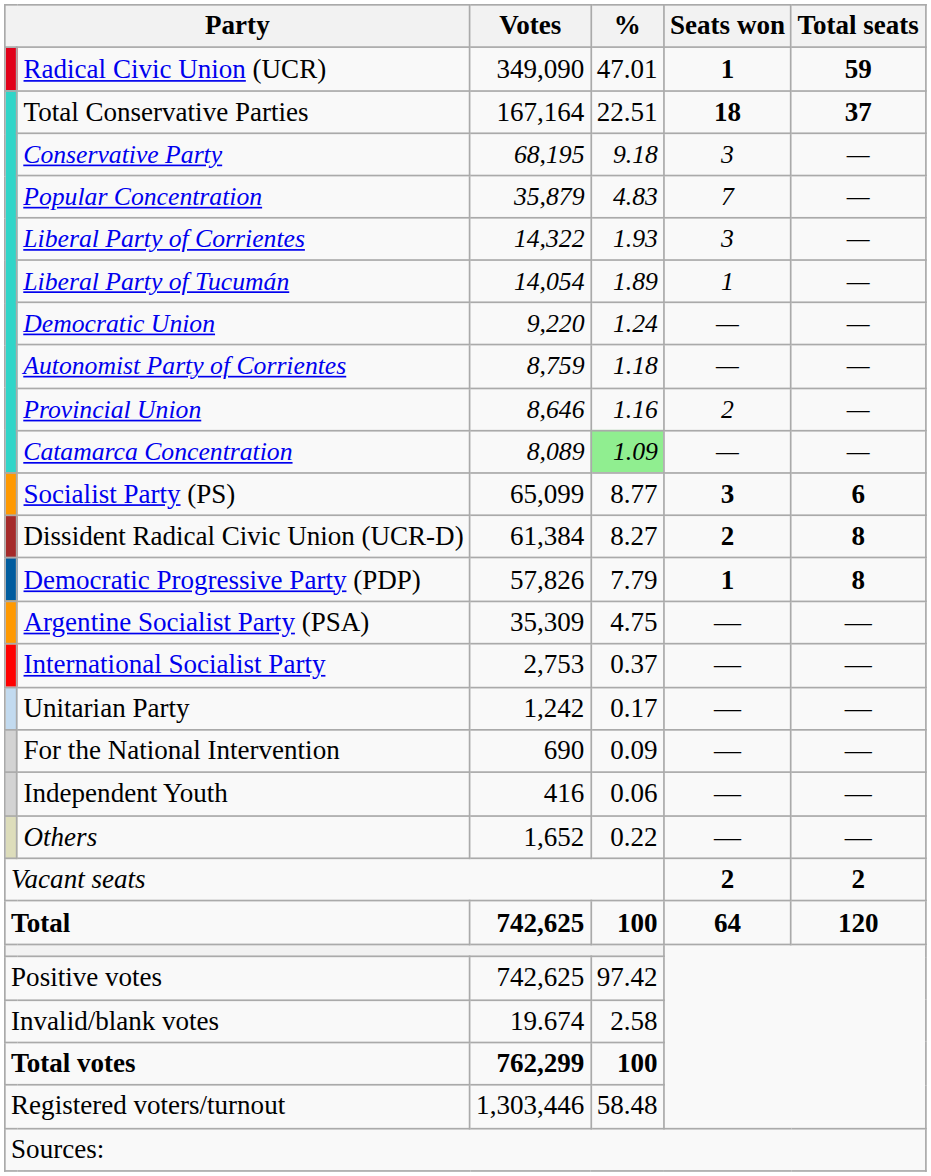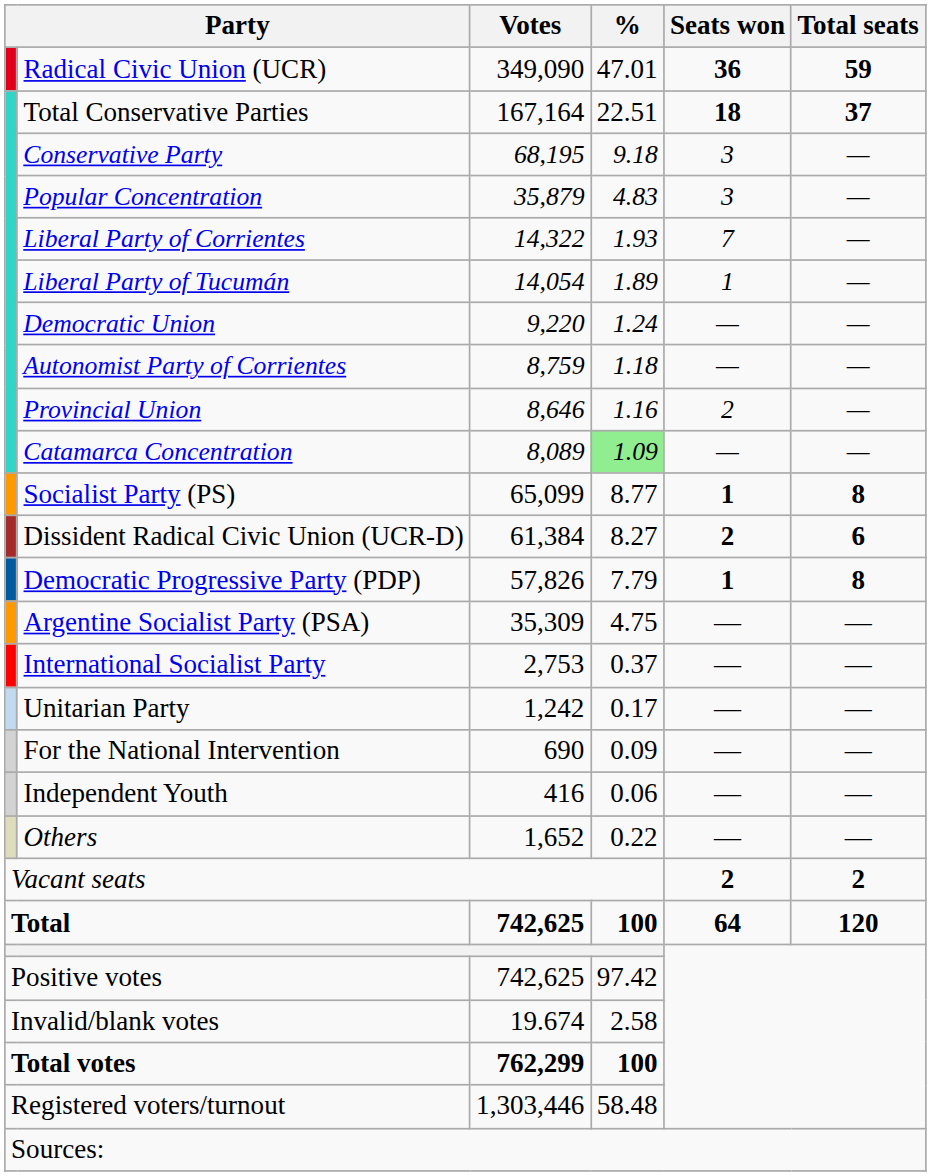(728, 68) 1 -> (728, 68) 36
(728, 196) 7 -> (728, 196) 3
(728, 239) 3 -> (728, 239) 7
(728, 493) 3 -> (728, 493) 1
(858, 493) 6 -> (858, 493) 8
(858, 536) 8 -> (858, 536) 6
